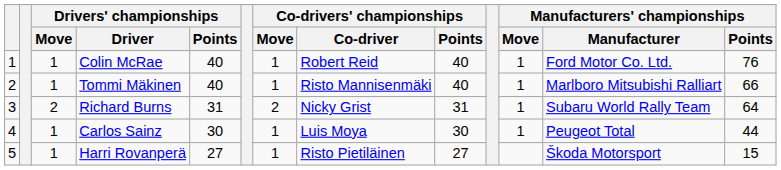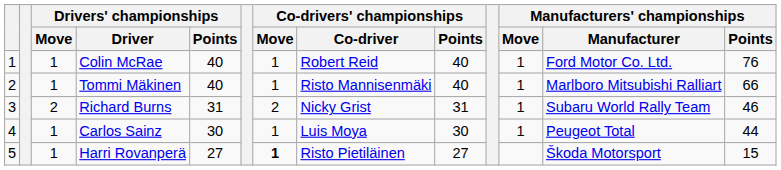(751, 107) 64 -> (751, 107) 46
(275, 153) normal -> (275, 153) bold
